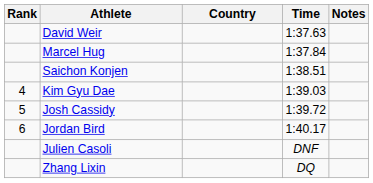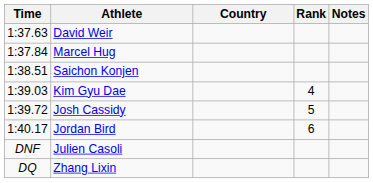columns swapped: (22, 14) <-> (306, 14)
